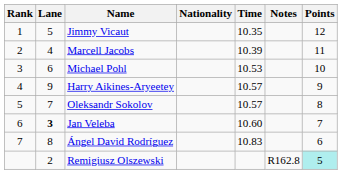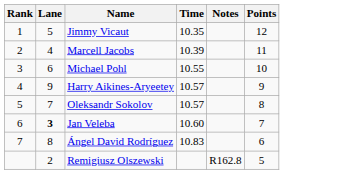- column: (206, 13)
(250, 68) 10.53 -> (192, 68) 10.55
(320, 160) paleturquoise background -> (262, 160) no background
